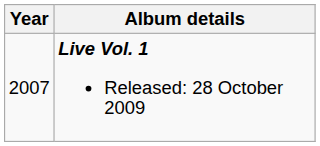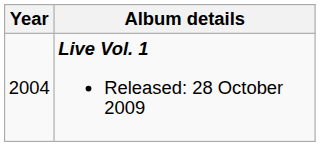(29, 87) 2007 -> (29, 87) 2004
